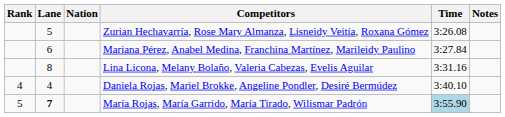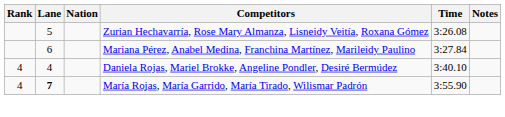- row: (238, 67)
(20, 103) 5 -> (20, 85) 4
(450, 103) lightblue background -> (450, 85) no background
